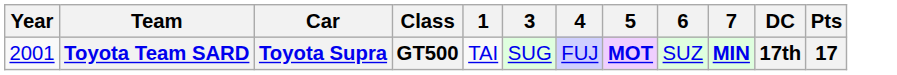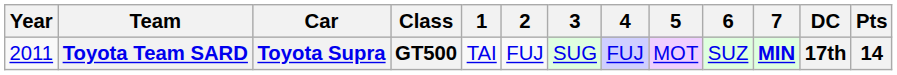+ column: (525, 21)
(32, 53) 2001 -> (31, 53) 2011
(631, 53) bold -> (676, 53) normal
(826, 53) 17 -> (872, 53) 14
